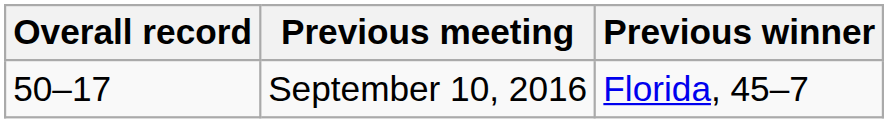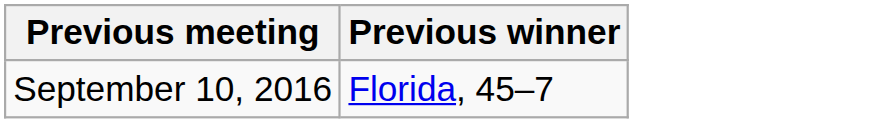- column: (133, 32)
